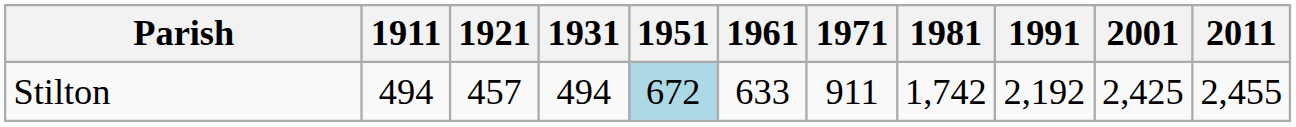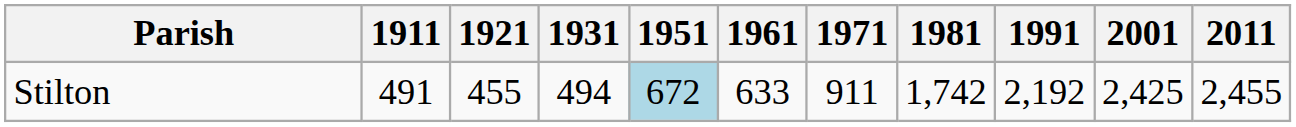(406, 90) 494 -> (406, 90) 491
(494, 90) 457 -> (494, 90) 455
